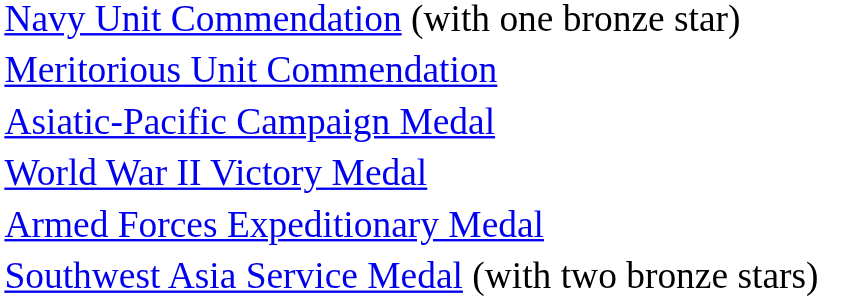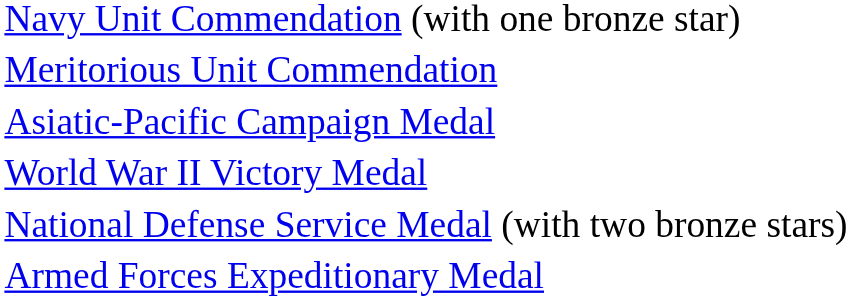+ row: (426, 224)
- row: (411, 275)
